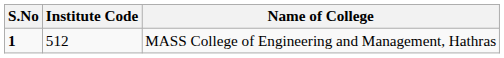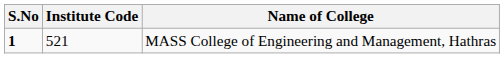(57, 40) 512 -> (57, 40) 521
